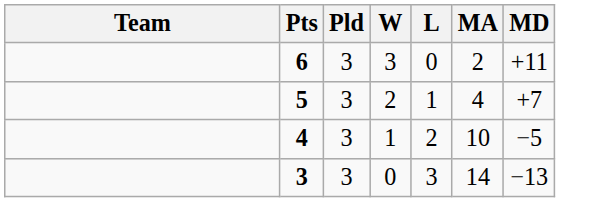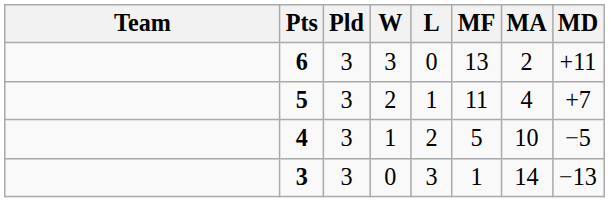+ column: (477, 23)
